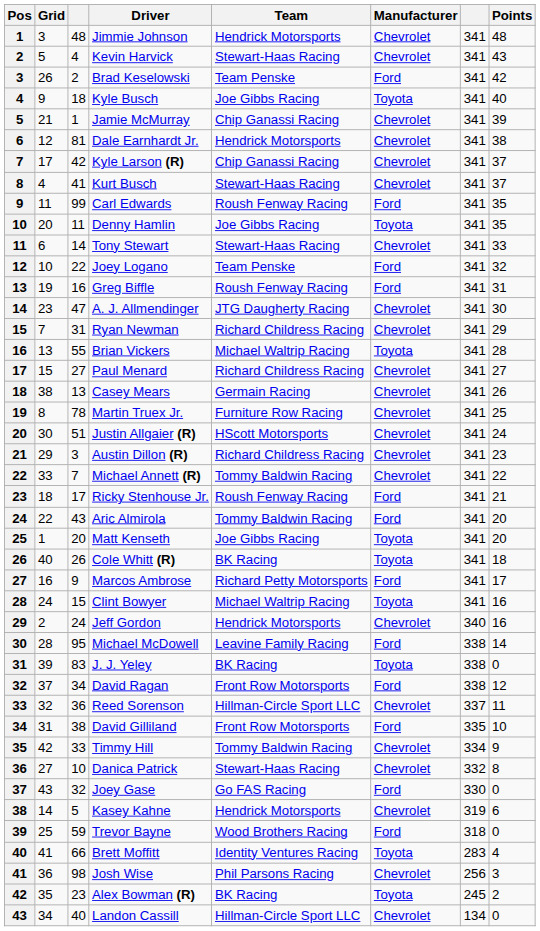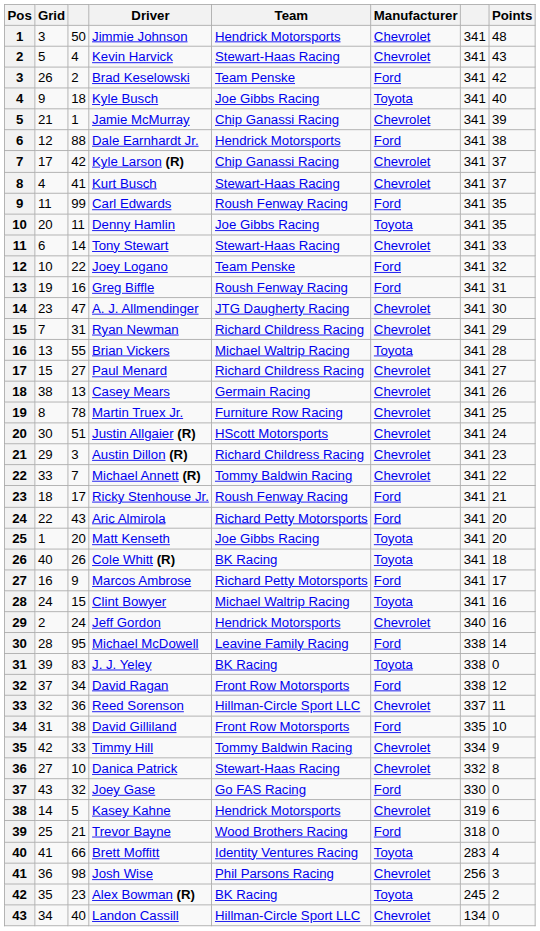(79, 36) 48 -> (79, 36) 50
(79, 141) 81 -> (79, 141) 88
(402, 141) Chevrolet -> (387, 141) Ford
(284, 518) Tommy Baldwin Racing -> (291, 518) Richard Petty Motorsports
(79, 832) 59 -> (79, 832) 21
